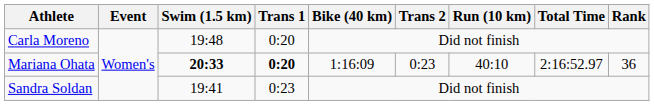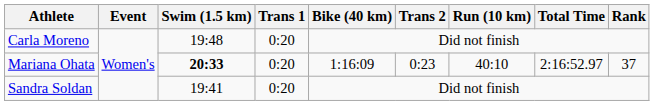(282, 64) bold -> (282, 64) normal
(629, 64) 36 -> (629, 64) 37
(282, 88) 0:23 -> (282, 88) 0:20
